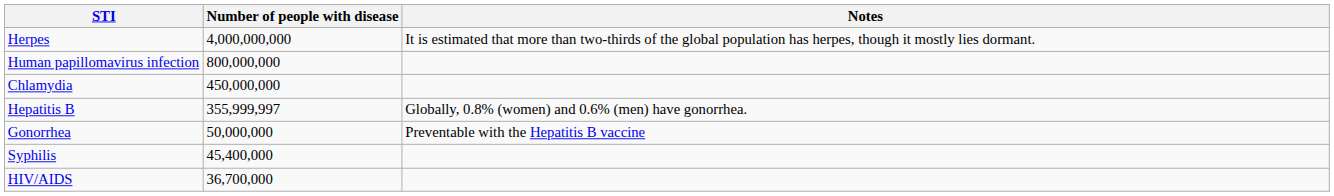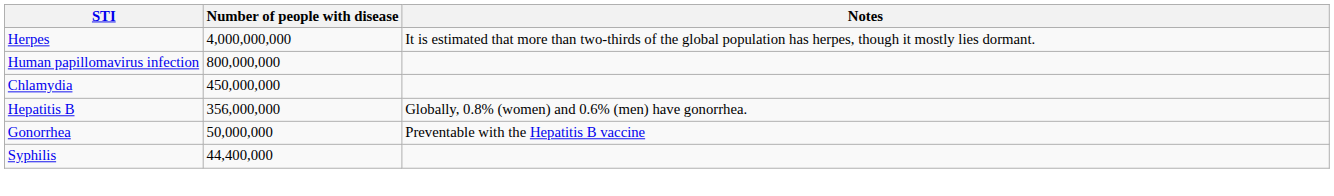(243, 109) 355,999,997 -> (243, 109) 356,000,000
(240, 156) 45,400,000 -> (240, 156) 44,400,000
- row: (40, 179)
